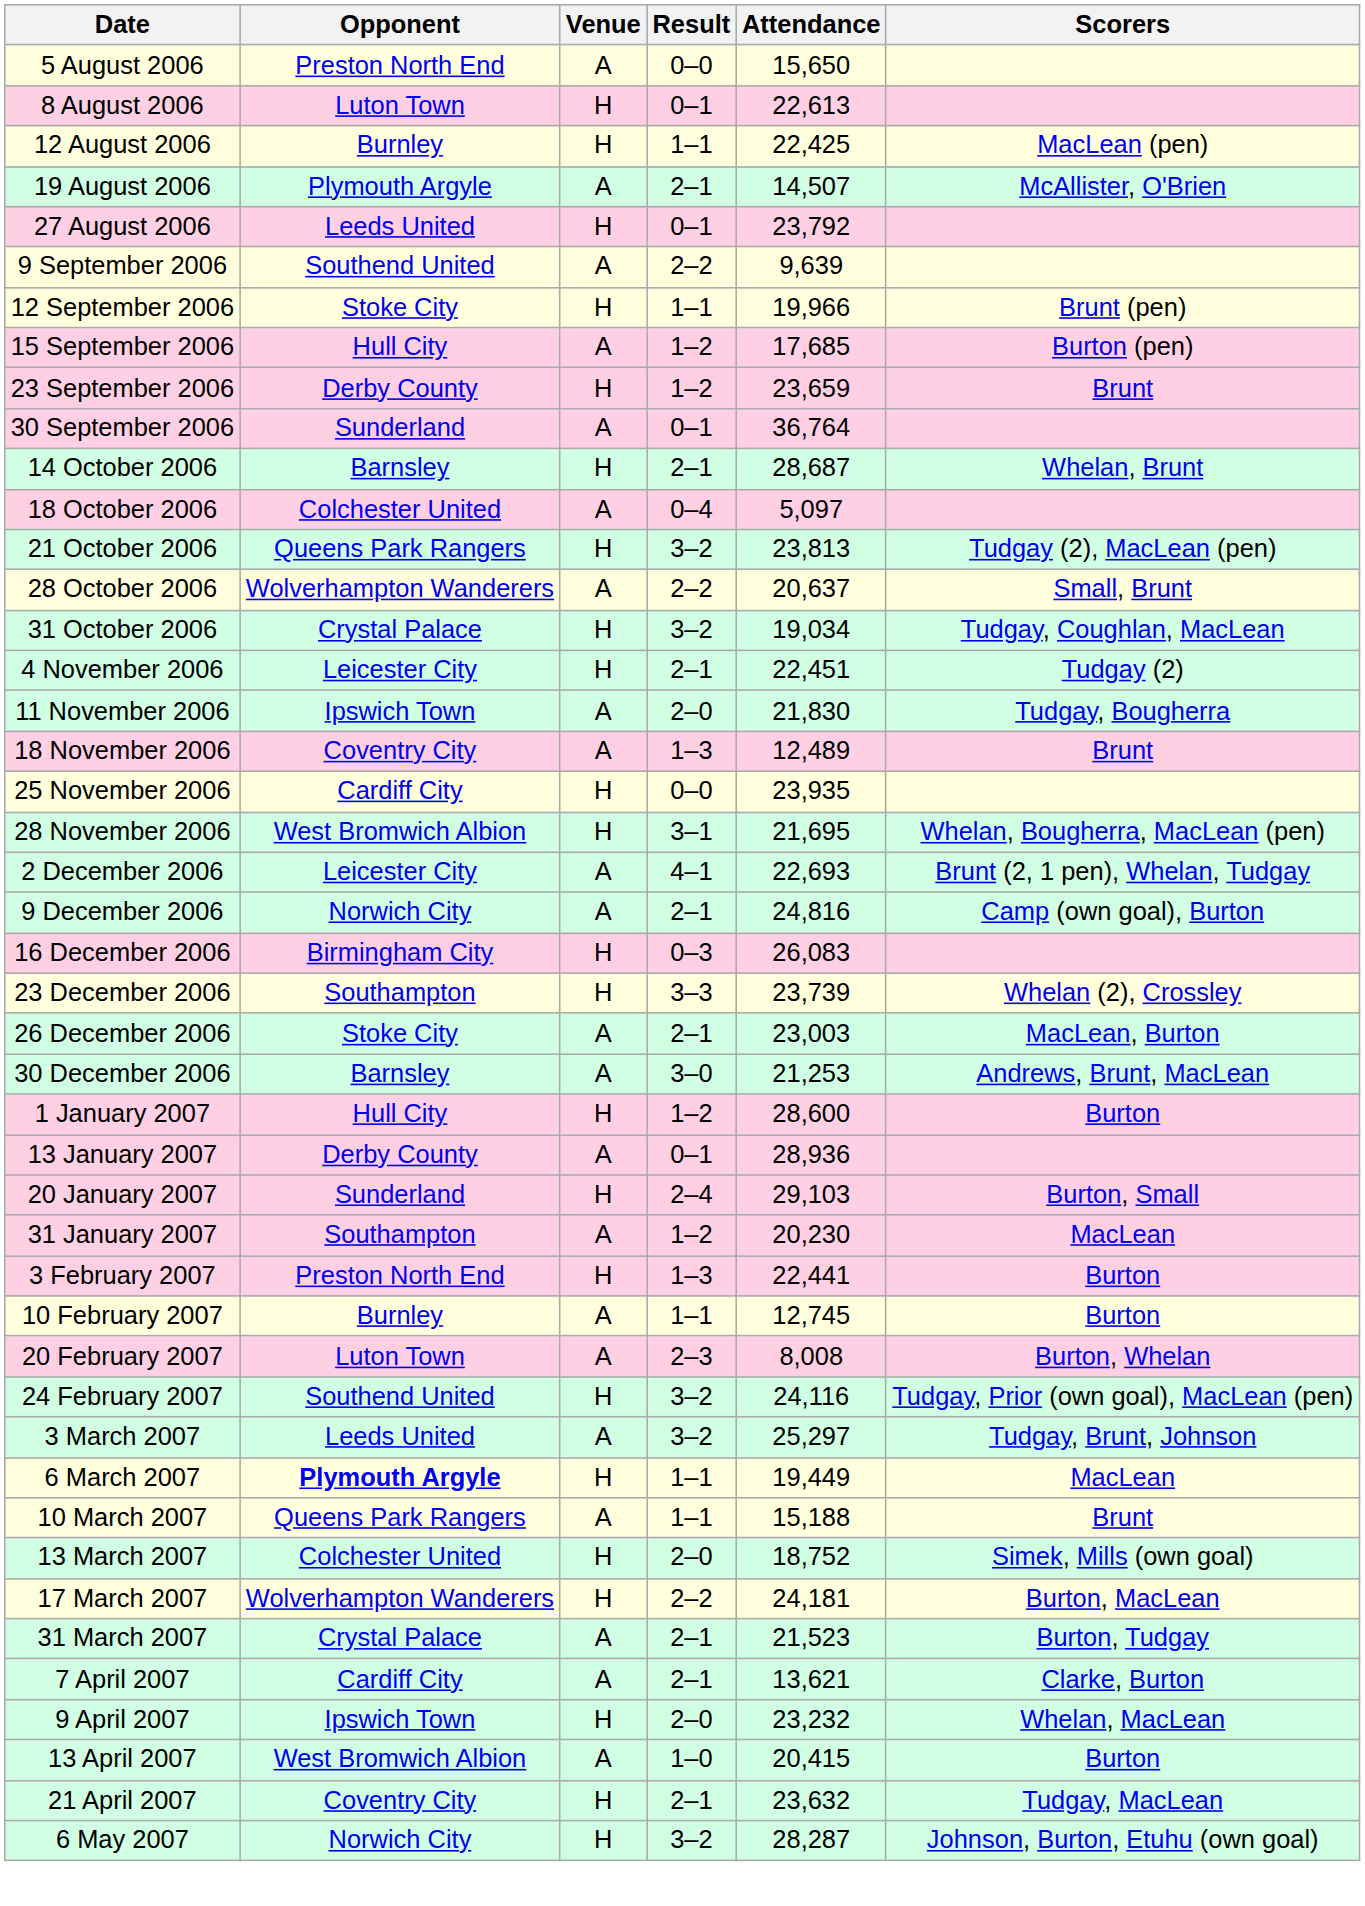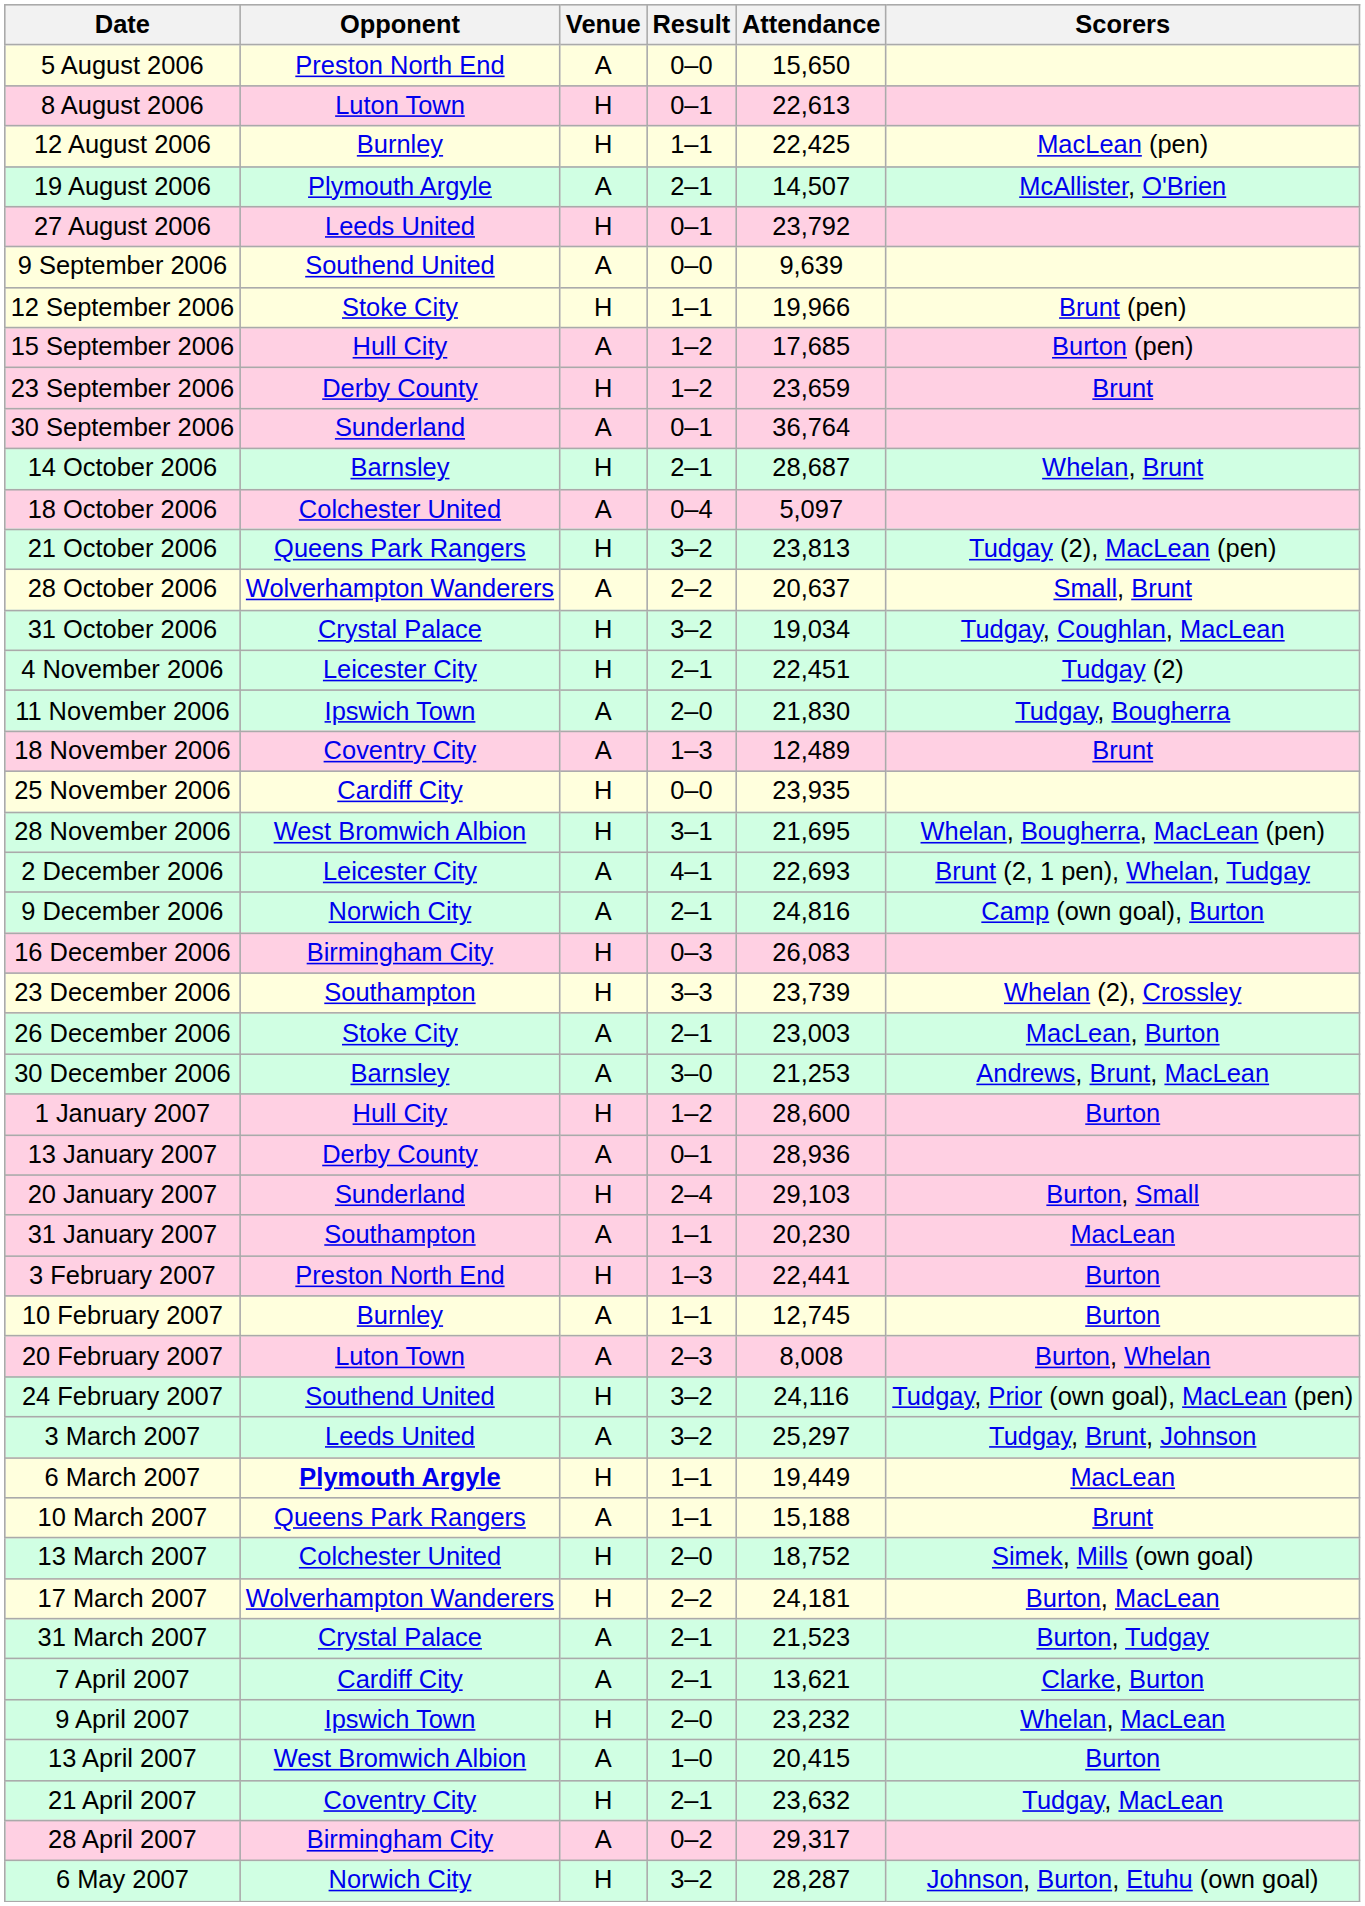(691, 266) 2–2 -> (691, 266) 0–0
(691, 1235) 1–2 -> (691, 1235) 1–1
+ row: (122, 1840)
